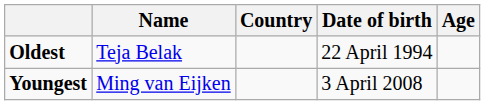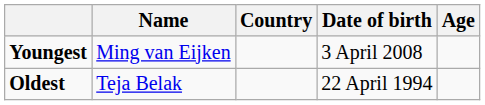rows swapped: (48, 83) <-> (37, 52)
